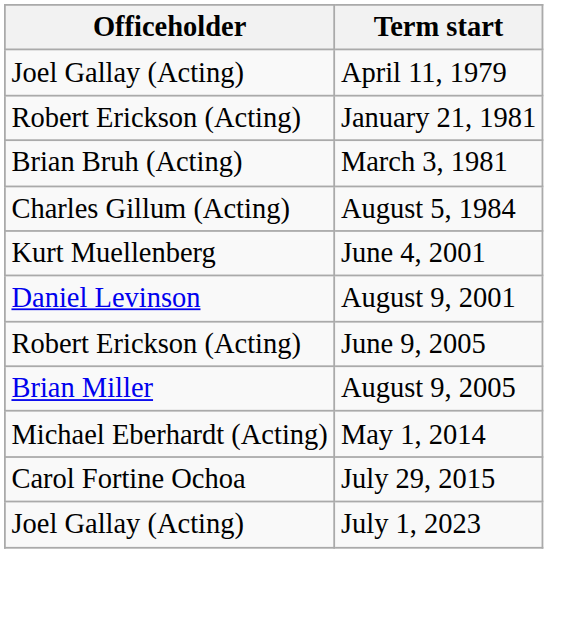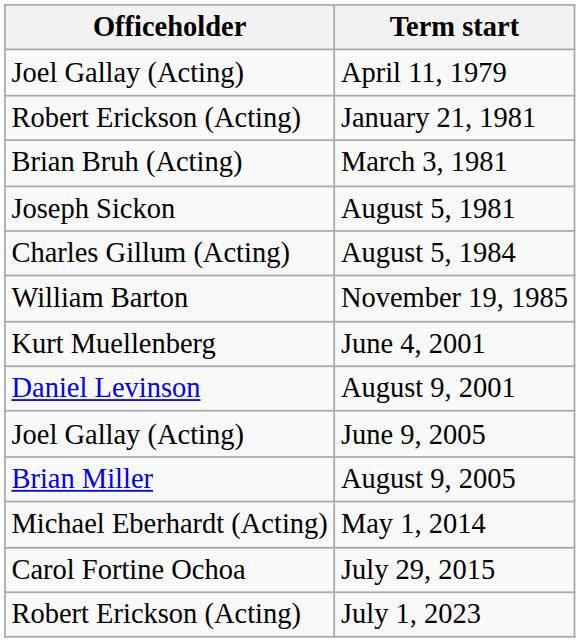+ row: (428, 207)
+ row: (454, 298)
(156, 343) Robert Erickson (Acting) -> (128, 433) Joel Gallay (Acting)
(128, 523) Joel Gallay (Acting) -> (156, 614) Robert Erickson (Acting)
